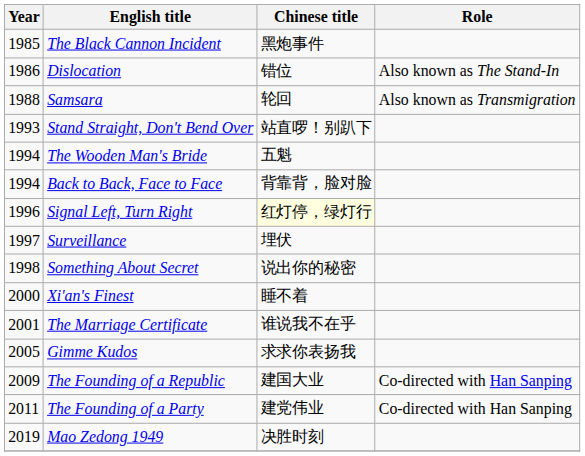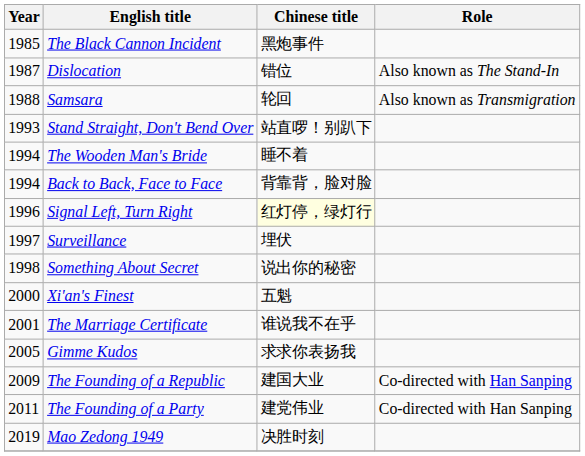(24, 71) 1986 -> (24, 71) 1987
(276, 155) 五魁 -> (284, 155) 睡不着
(284, 295) 睡不着 -> (276, 295) 五魁
